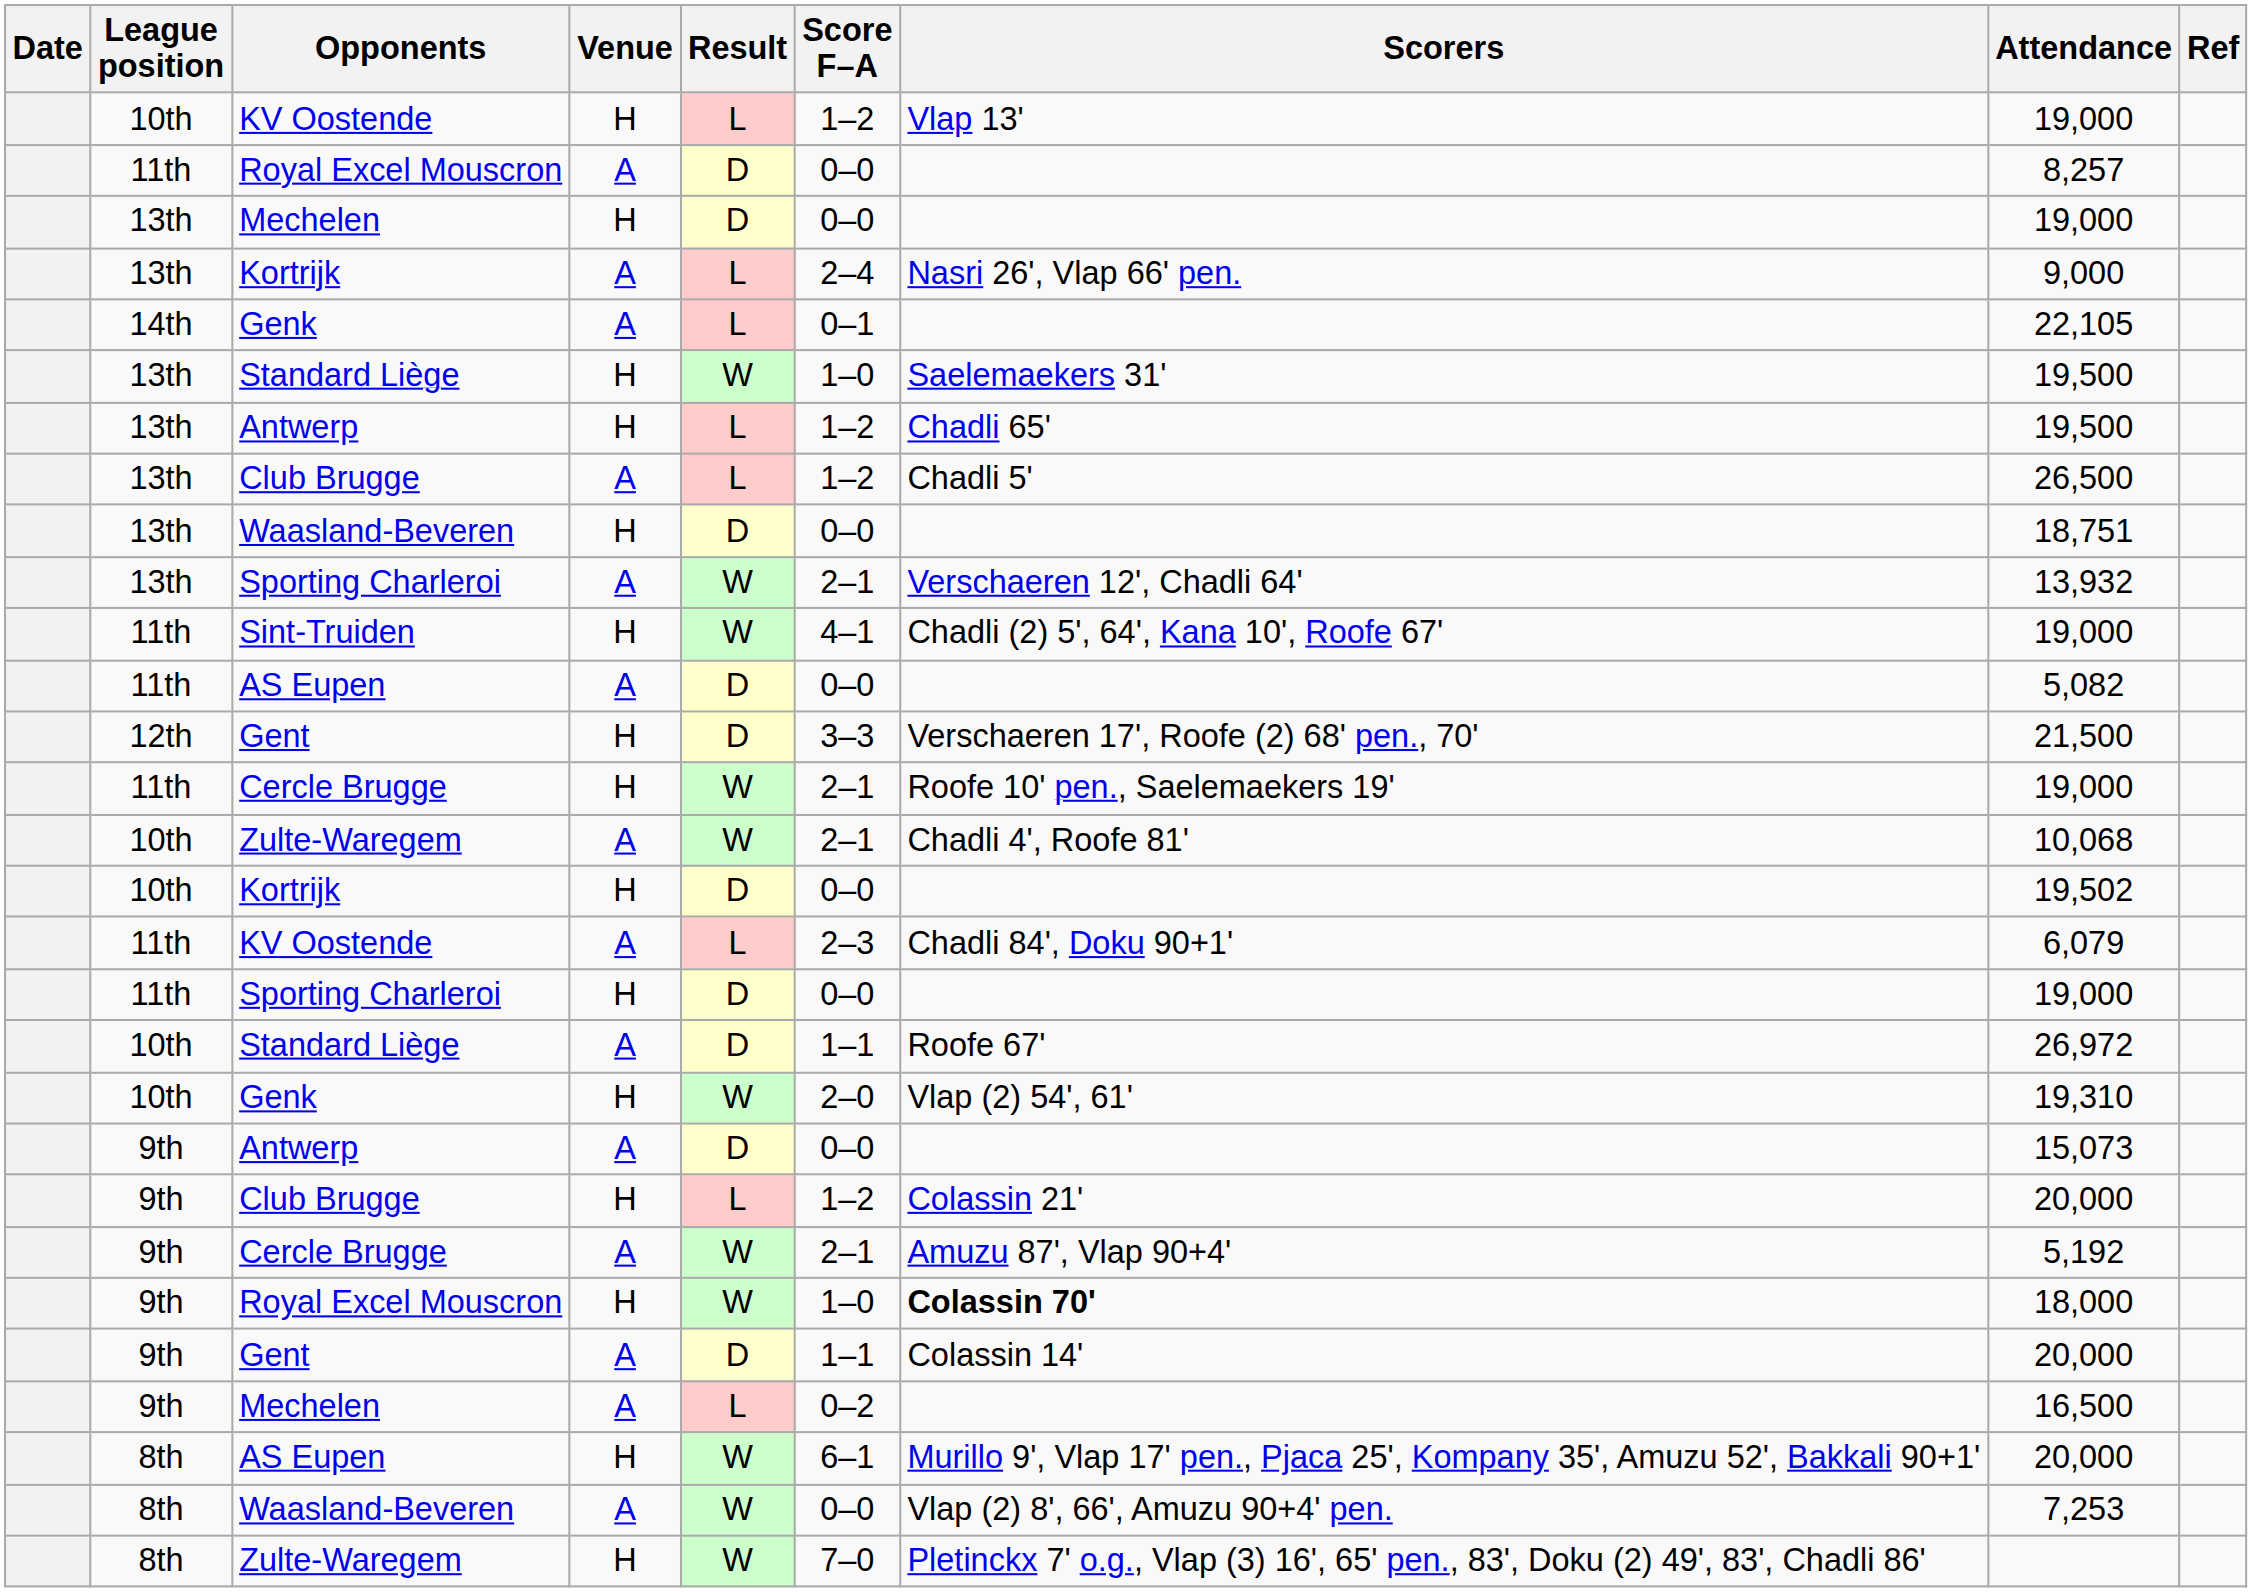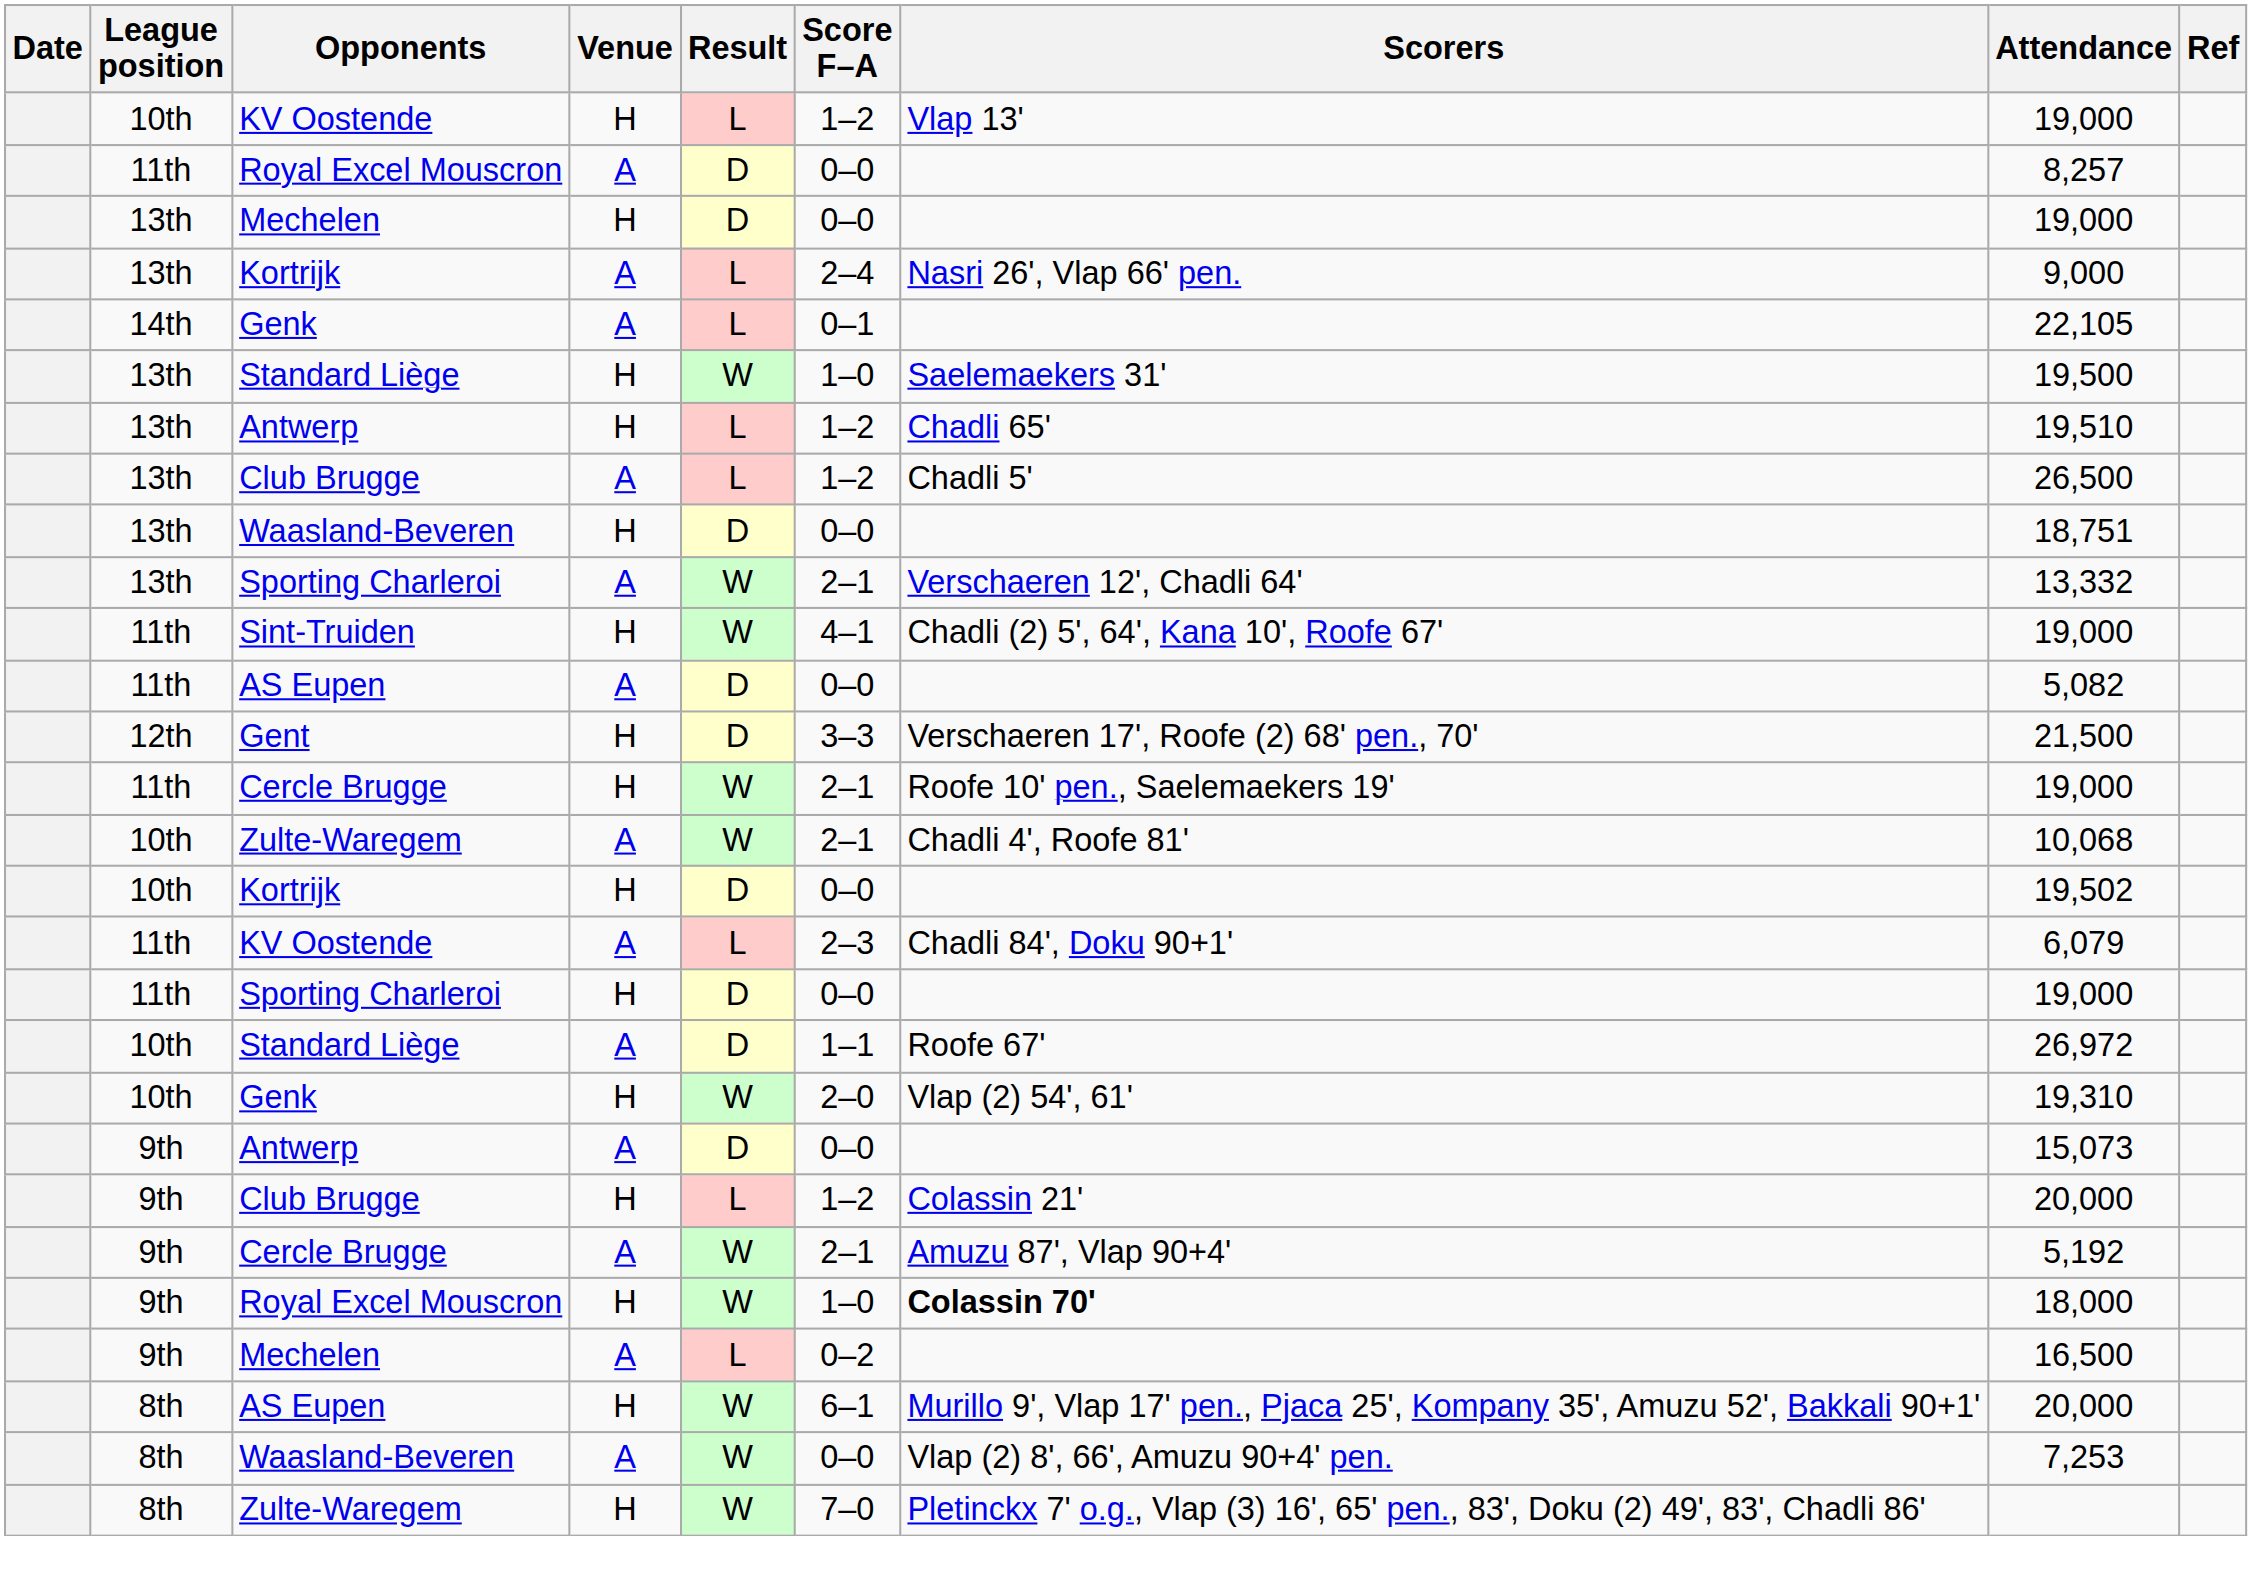(2084, 427) 19,500 -> (2084, 427) 19,510
(2084, 581) 13,932 -> (2084, 581) 13,332
- row: (161, 1354)
